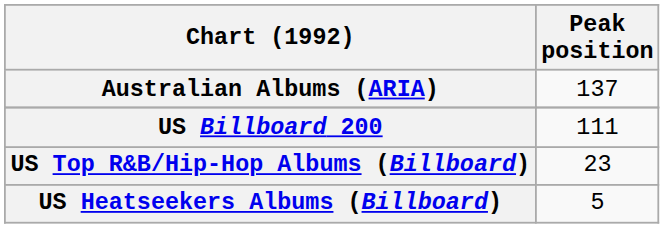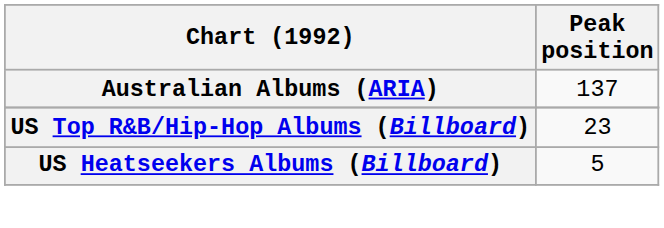- row: (270, 127)
